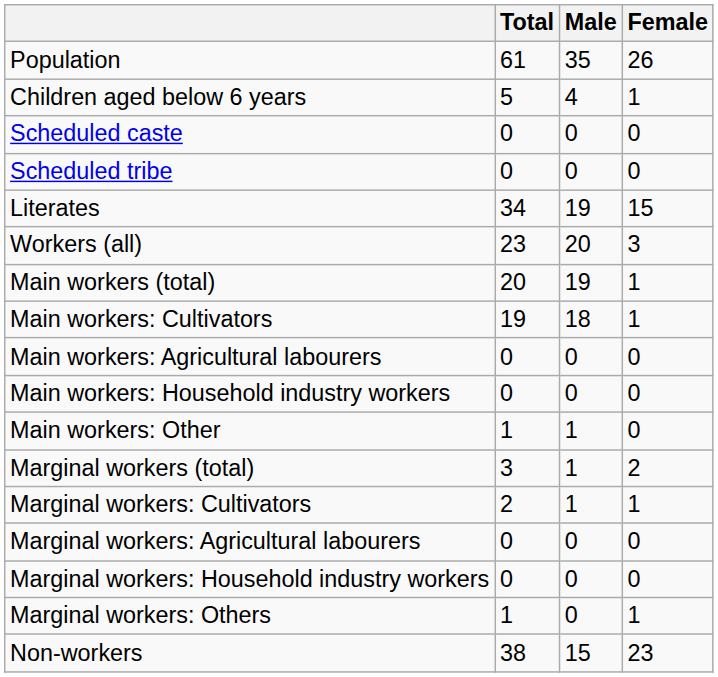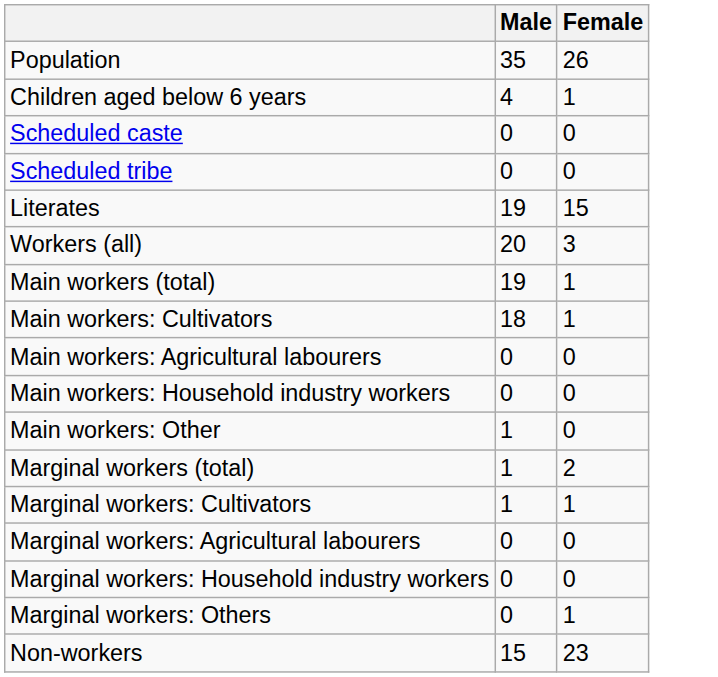- column: (527, 23)
